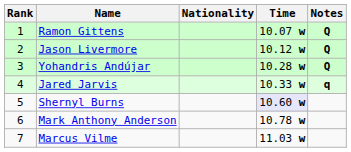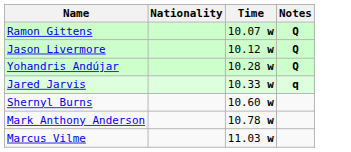- column: (20, 13)
(282, 102) lavender background -> (251, 102) no background
